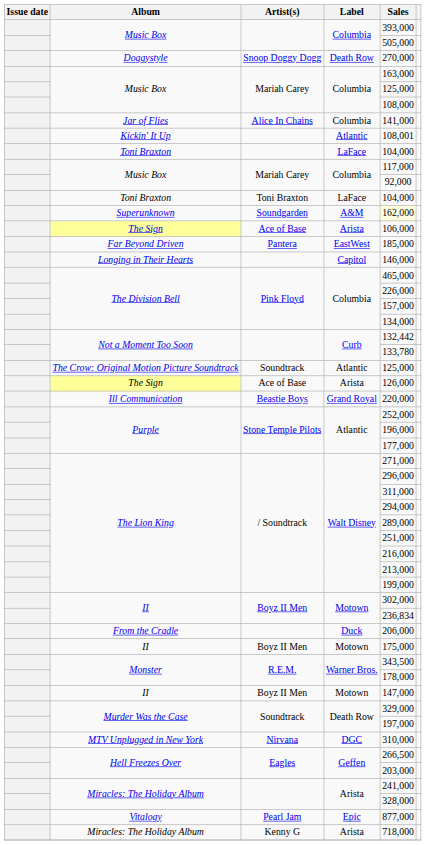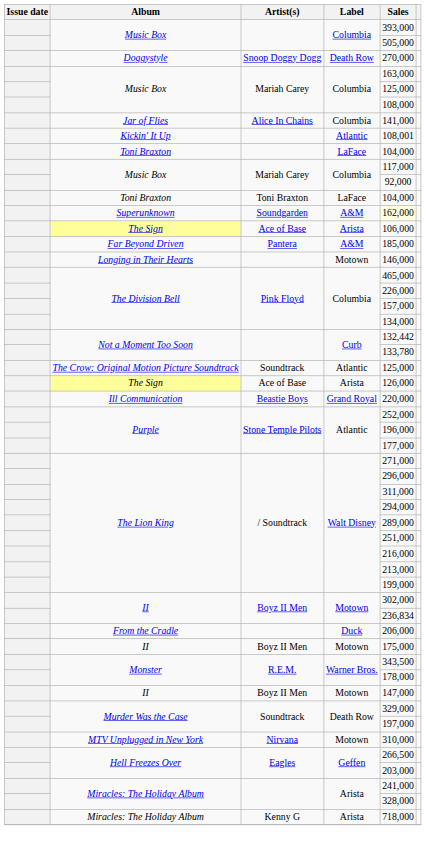(352, 244) EastWest -> (352, 244) A&M
(352, 259) Capitol -> (352, 259) Motown
(352, 739) DGC -> (352, 739) Motown
- row: (146, 817)
